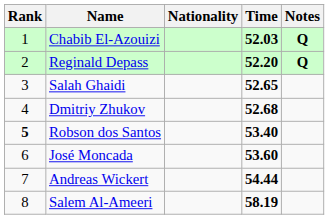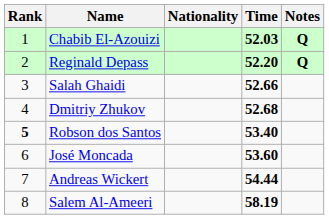(262, 86) 52.65 -> (262, 86) 52.66
